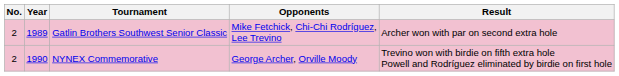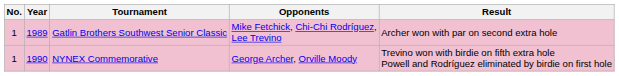(14, 33) 2 -> (14, 33) 1
(14, 58) 2 -> (14, 58) 1
